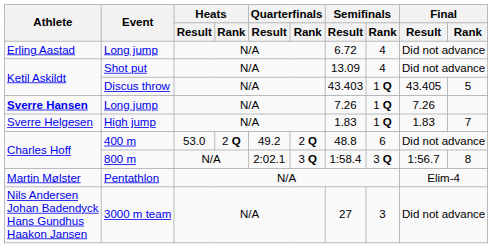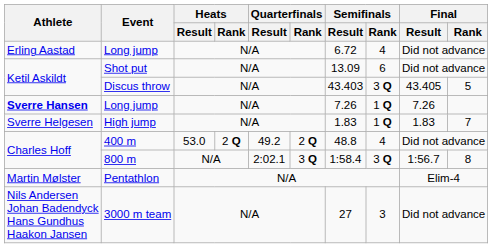(383, 68) 4 -> (383, 68) 6
(383, 87) 1 Q -> (383, 87) 3 Q
(383, 141) 6 -> (383, 141) 4
